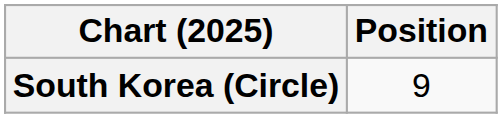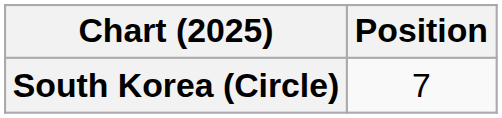(421, 84) 9 -> (421, 84) 7
